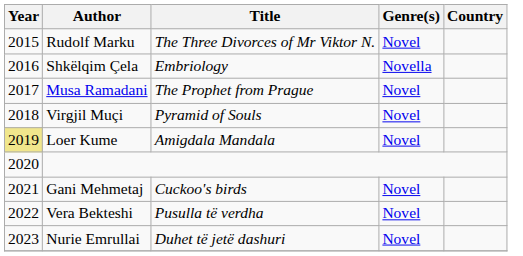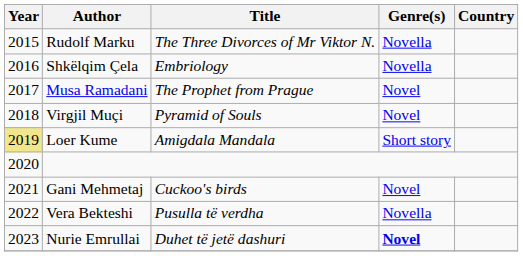(401, 41) Novel -> (407, 41) Novella
(401, 139) Novel -> (417, 139) Short story
(401, 213) Novel -> (407, 213) Novella
(401, 238) normal -> (401, 238) bold
